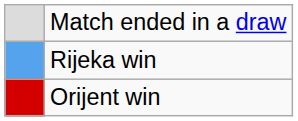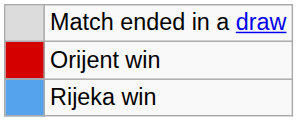rows swapped: (105, 97) <-> (103, 60)
